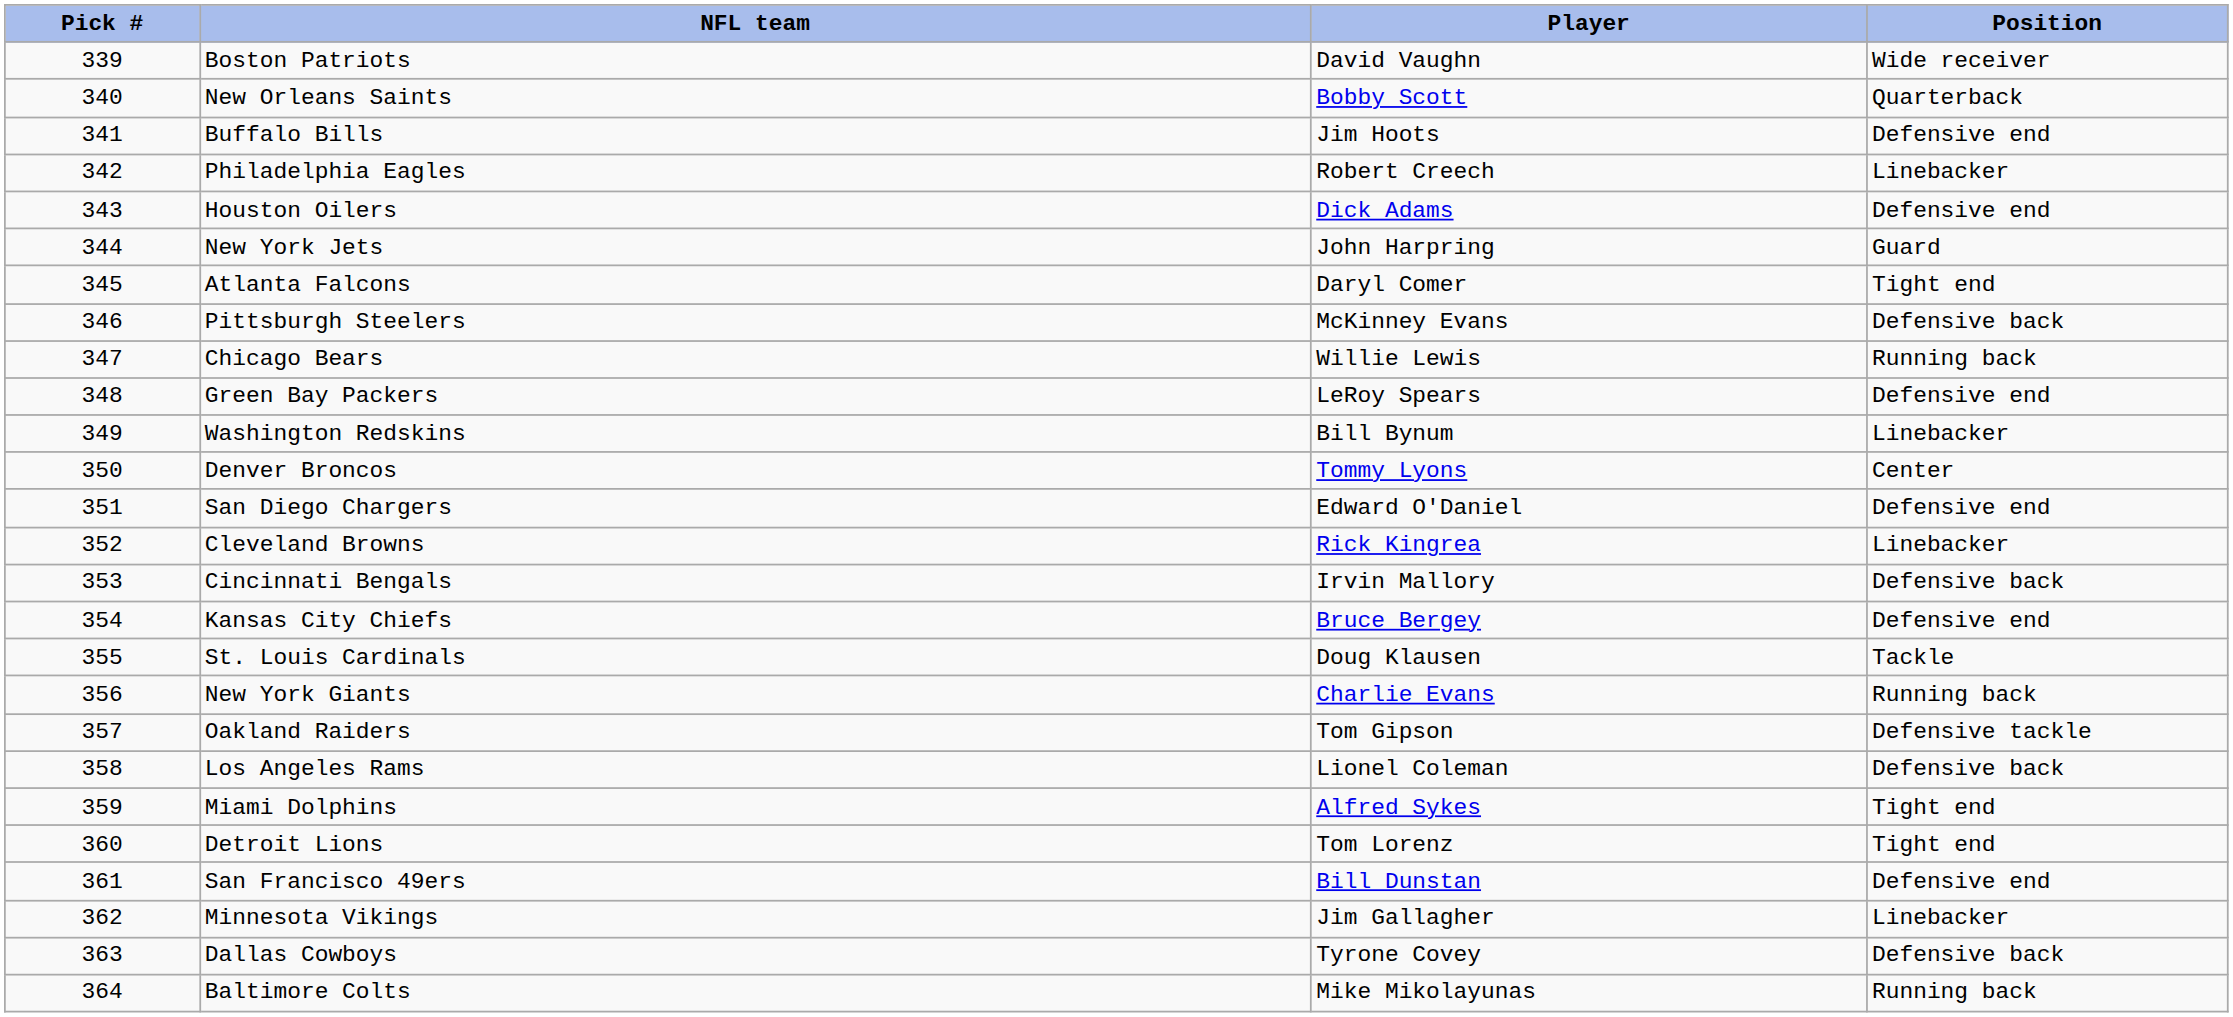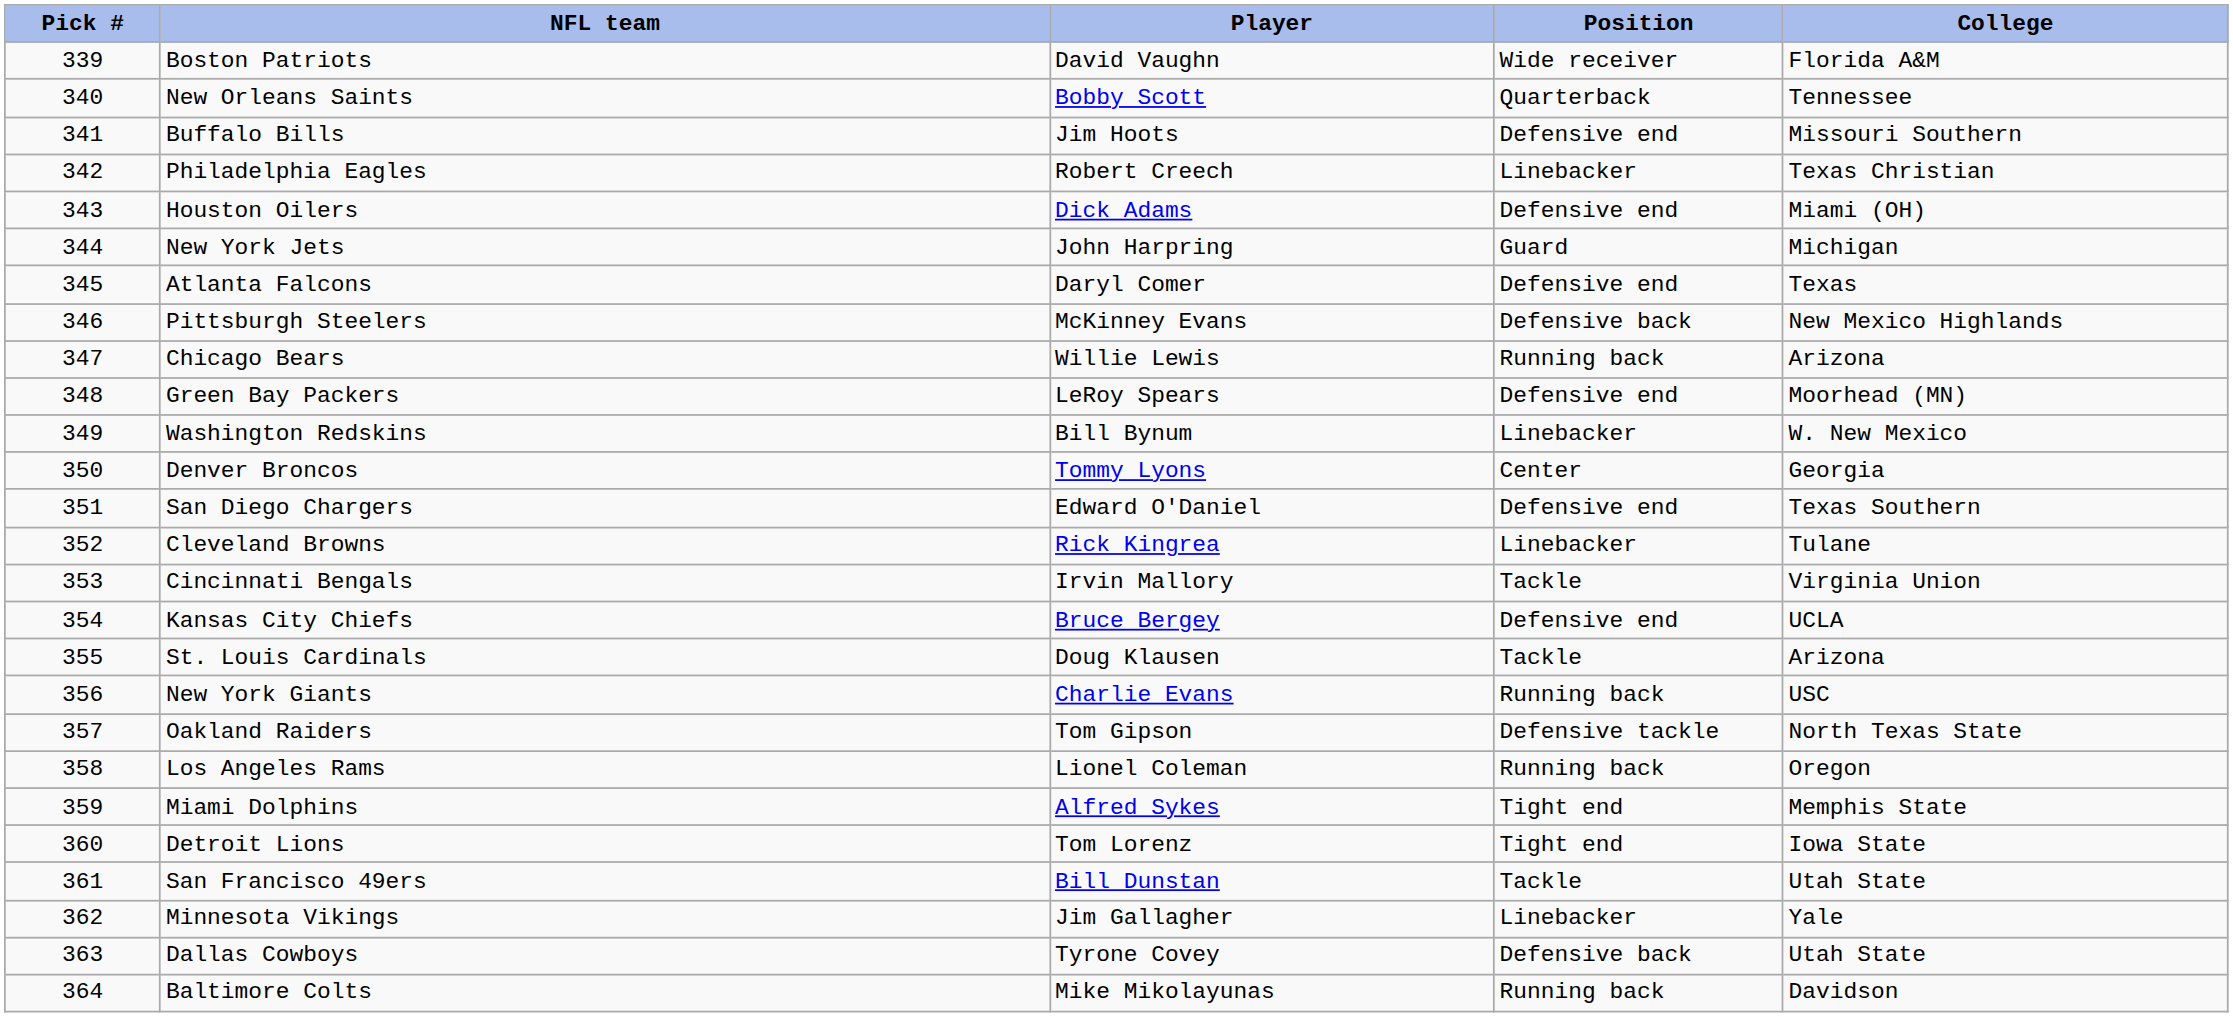+ column: (2005, 24)
(1934, 285) Tight end -> (1589, 285) Defensive end
(1968, 583) Defensive back -> (1541, 583) Tackle
(1968, 769) Defensive back -> (1582, 769) Running back
(1961, 881) Defensive end -> (1541, 881) Tackle
